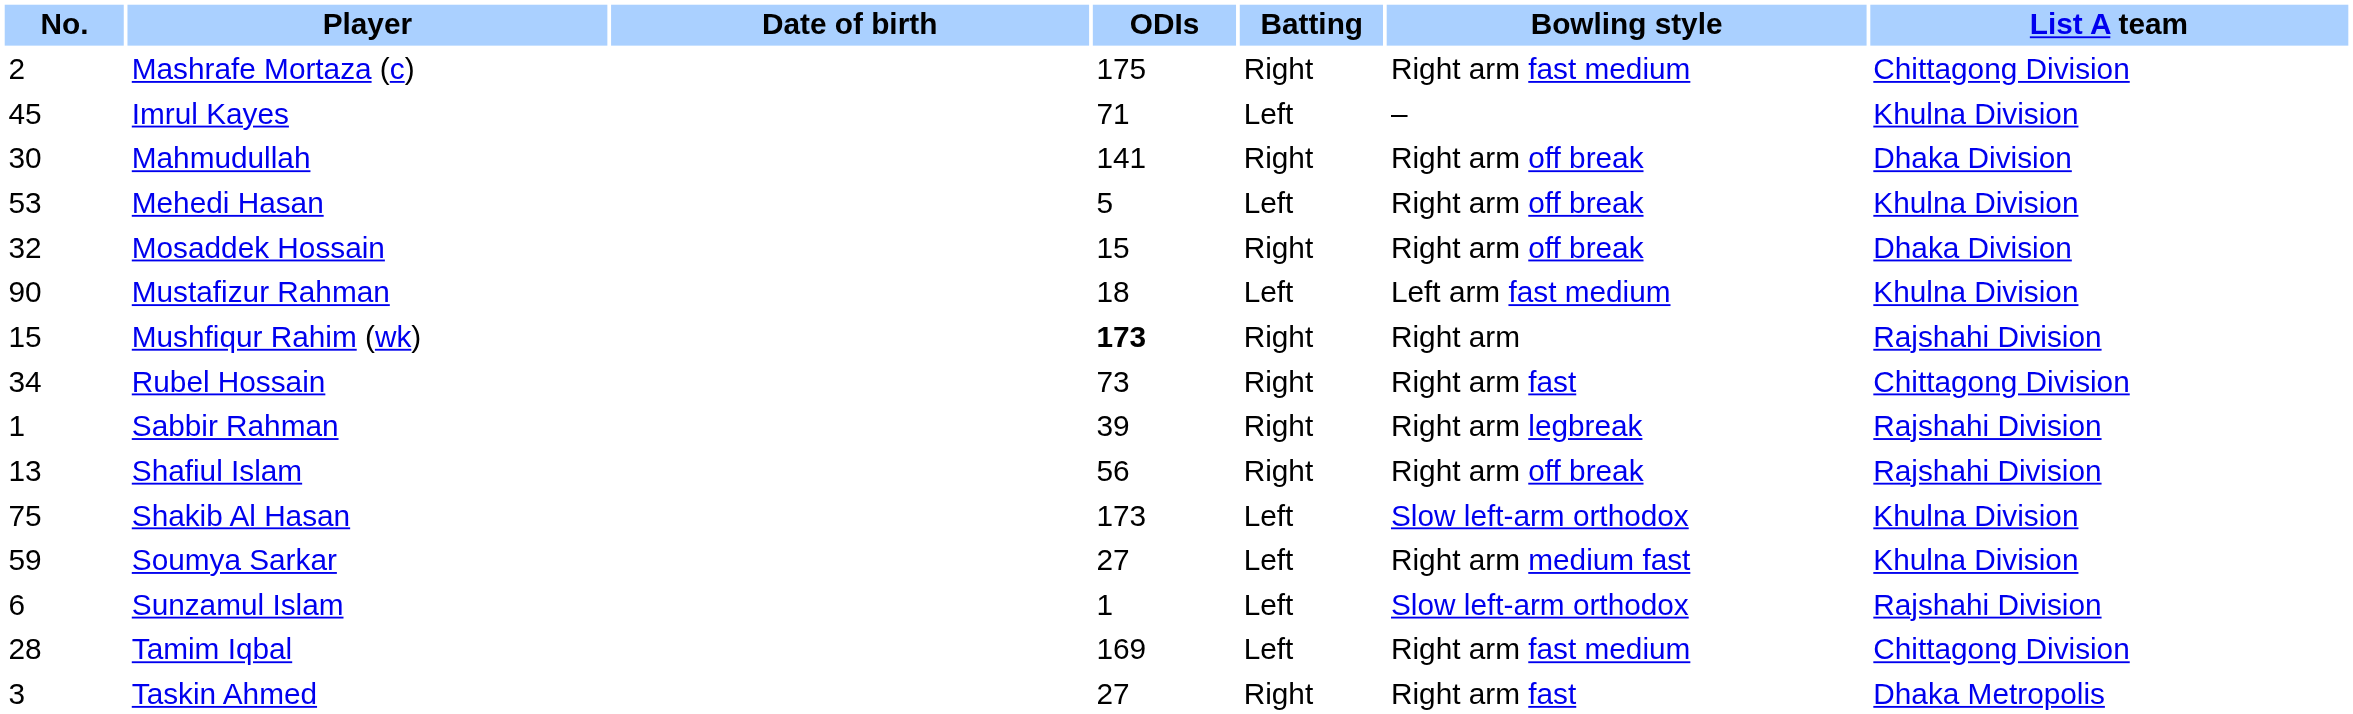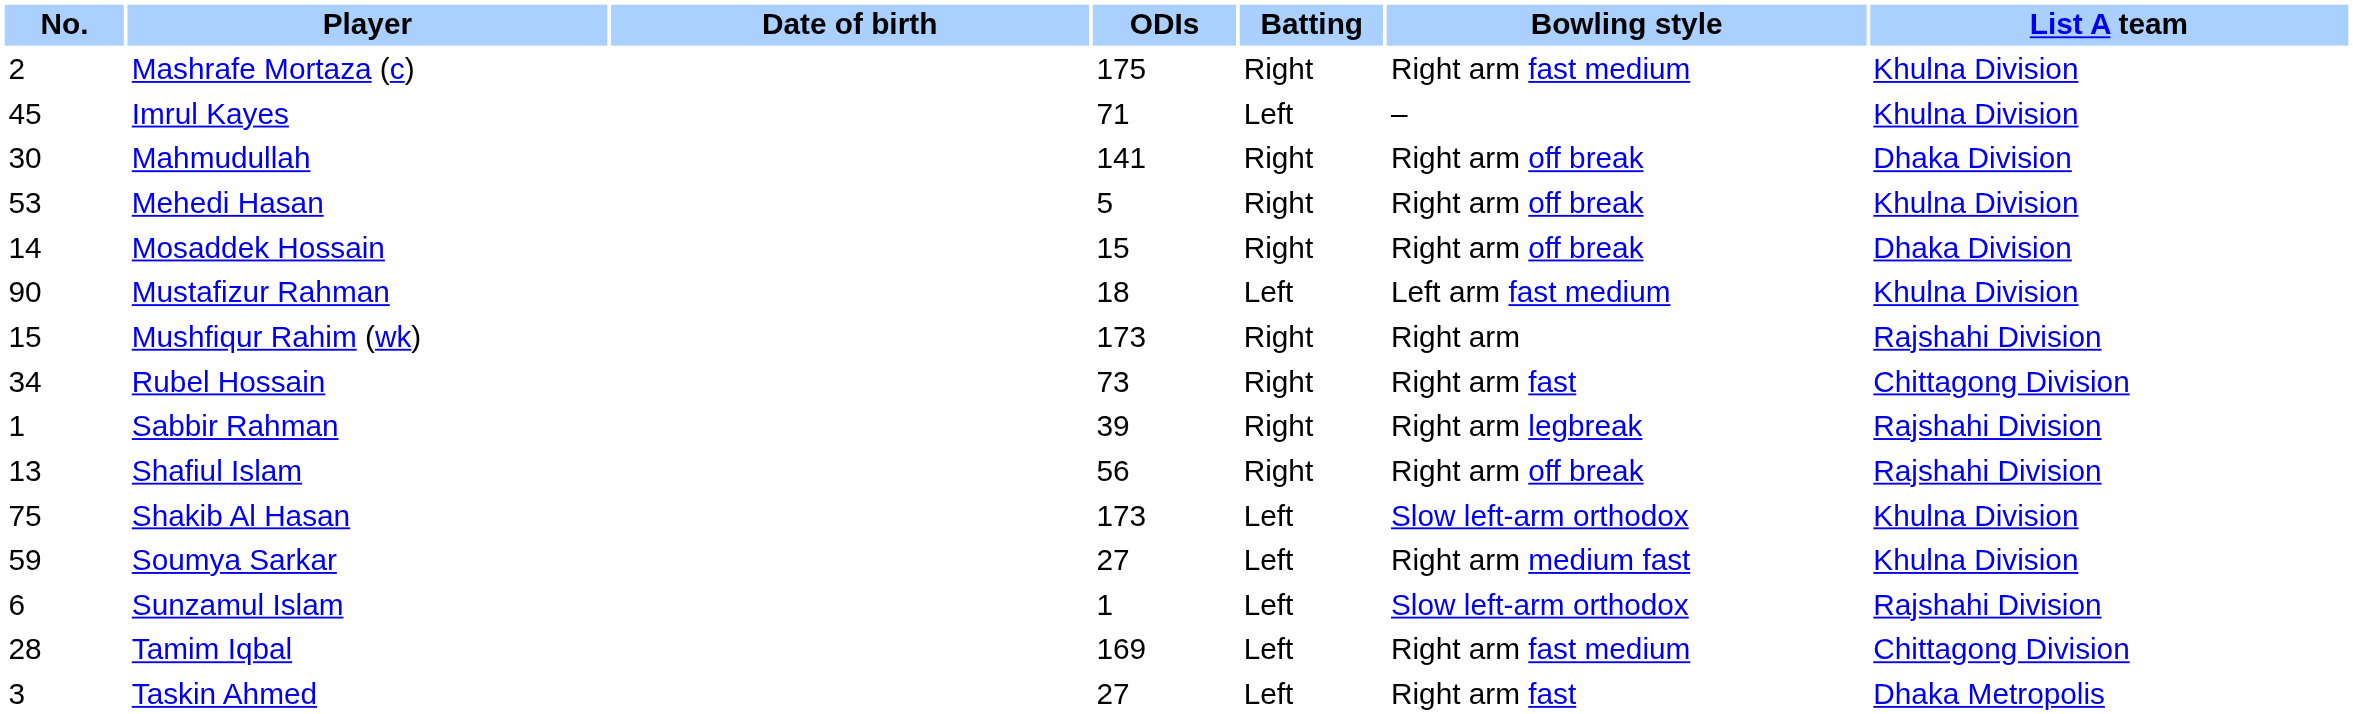(2002, 69) Chittagong Division -> (1976, 69) Khulna Division
(1269, 203) Left -> (1278, 203) Right
(25, 247) 32 -> (25, 247) 14
(1121, 337) bold -> (1121, 337) normal
(1278, 694) Right -> (1269, 694) Left
